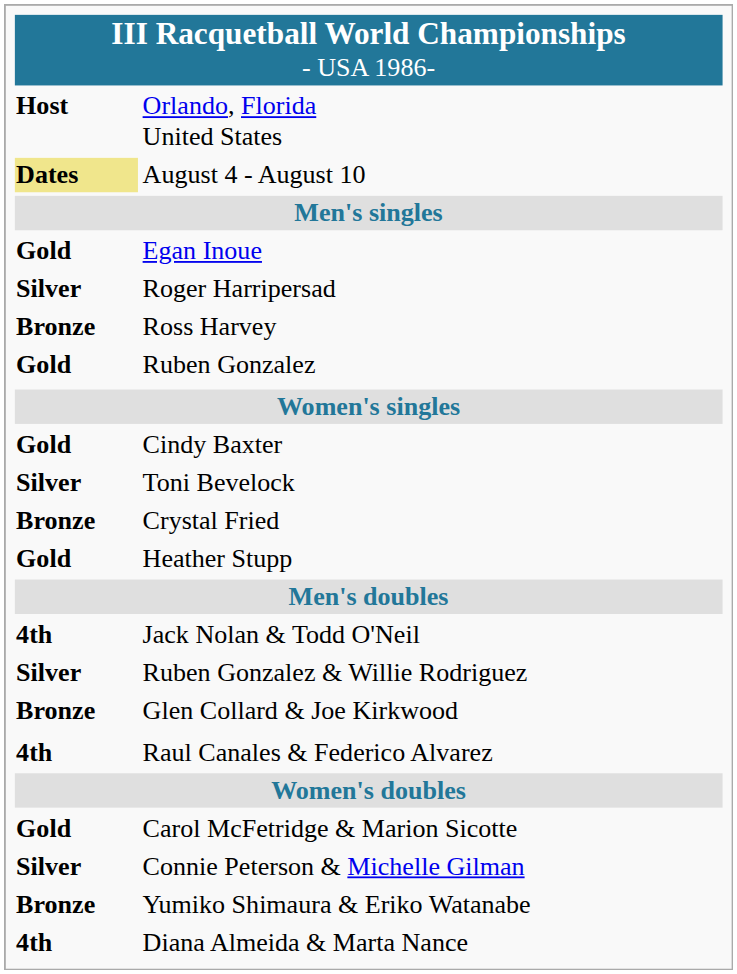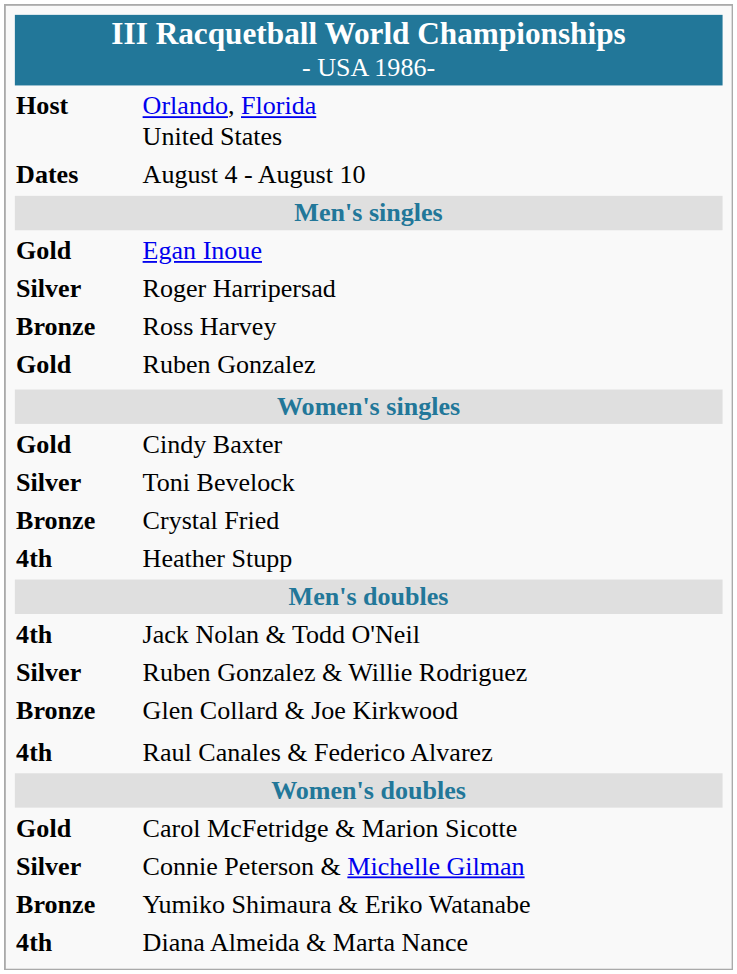(47, 174) khaki background -> (47, 174) no background
(44, 558) Gold -> (34, 558) 4th
